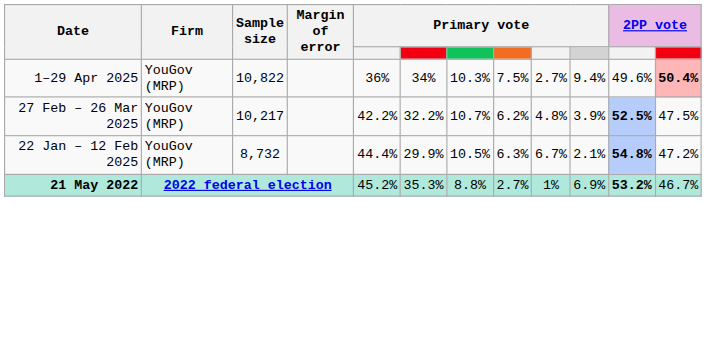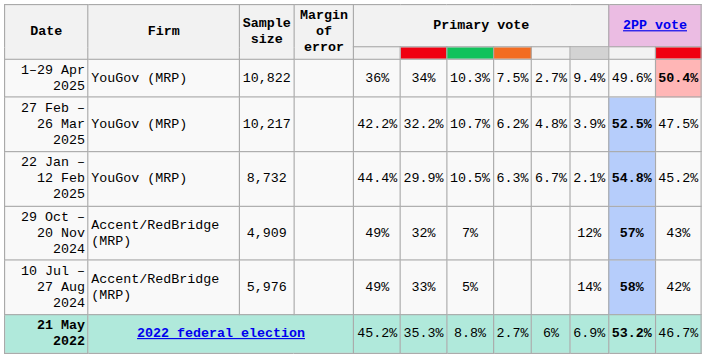(678, 155) 47.2% -> (678, 178) 45.2%
+ row: (53, 233)
+ row: (53, 287)
(551, 185) 1% -> (551, 333) 6%
